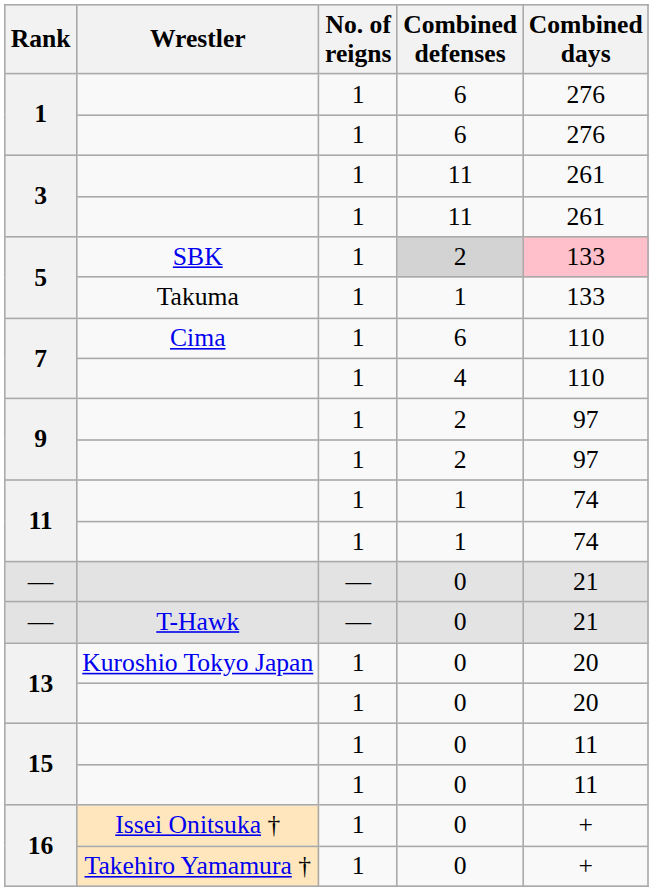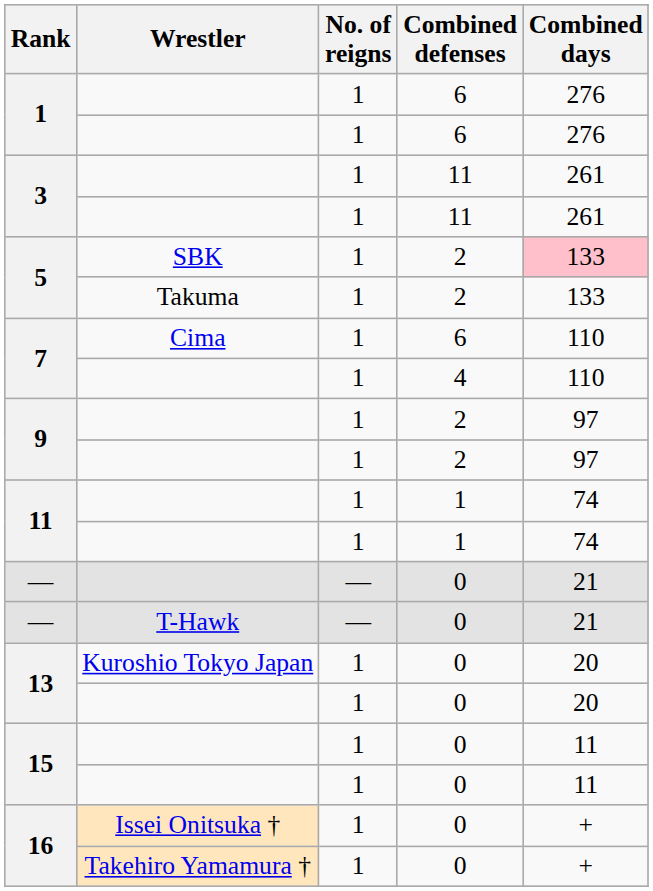(460, 256) lightgrey background -> (460, 256) no background
(460, 297) 1 -> (460, 297) 2
